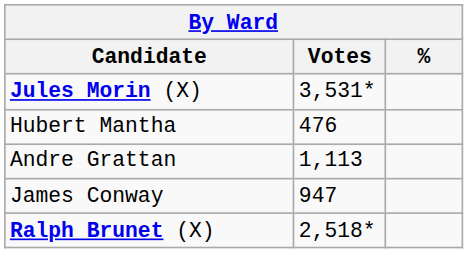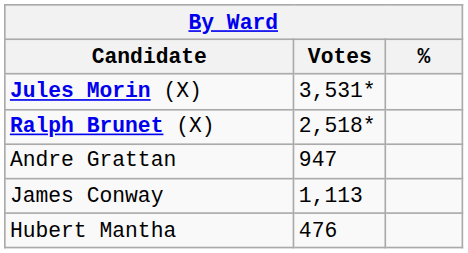rows swapped: (112, 231) <-> (93, 126)
(331, 161) 1,113 -> (318, 161) 947
(318, 196) 947 -> (331, 196) 1,113
